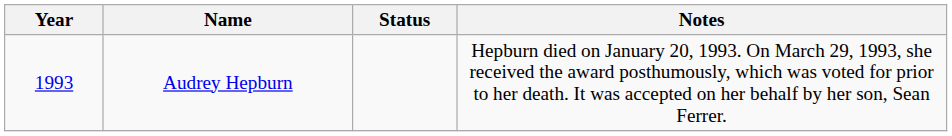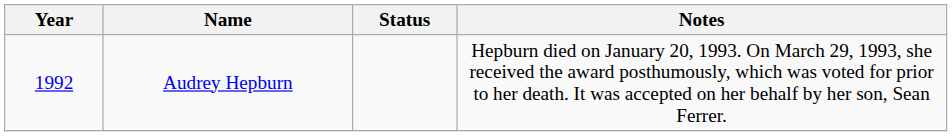(54, 82) 1993 -> (54, 82) 1992
